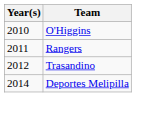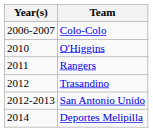+ row: (83, 30)
+ row: (102, 100)
